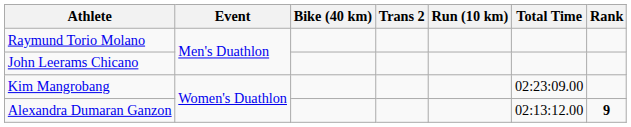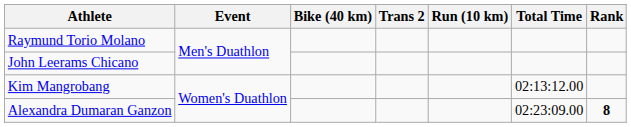(549, 87) 02:23:09.00 -> (549, 87) 02:13:12.00
(549, 110) 02:13:12.00 -> (549, 110) 02:23:09.00
(607, 110) 9 -> (607, 110) 8
